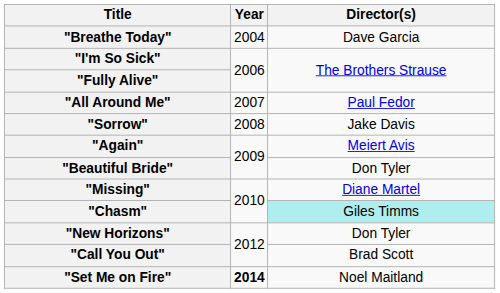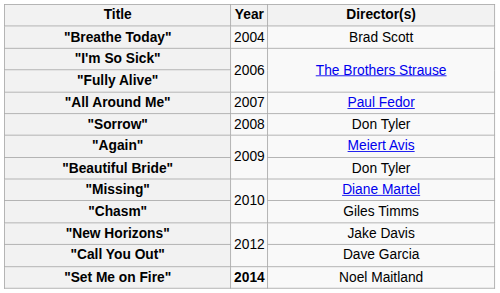(381, 37) Dave Garcia -> (381, 37) Brad Scott
(381, 124) Jake Davis -> (381, 124) Don Tyler
(381, 211) paleturquoise background -> (381, 211) no background
(381, 233) Don Tyler -> (381, 233) Jake Davis
(381, 255) Brad Scott -> (381, 255) Dave Garcia
